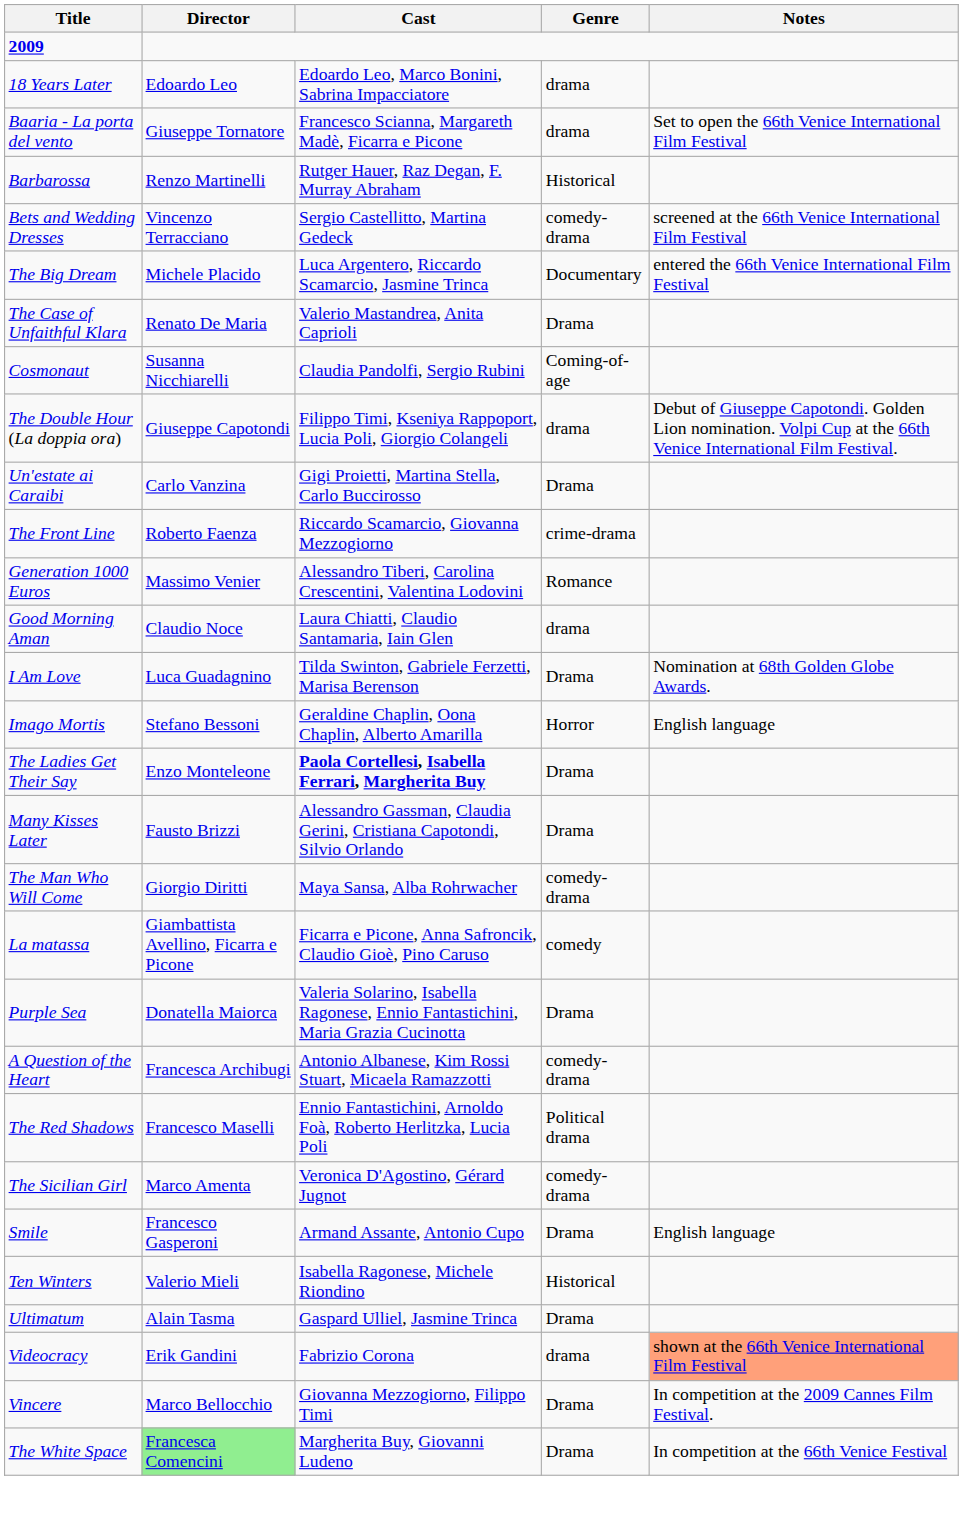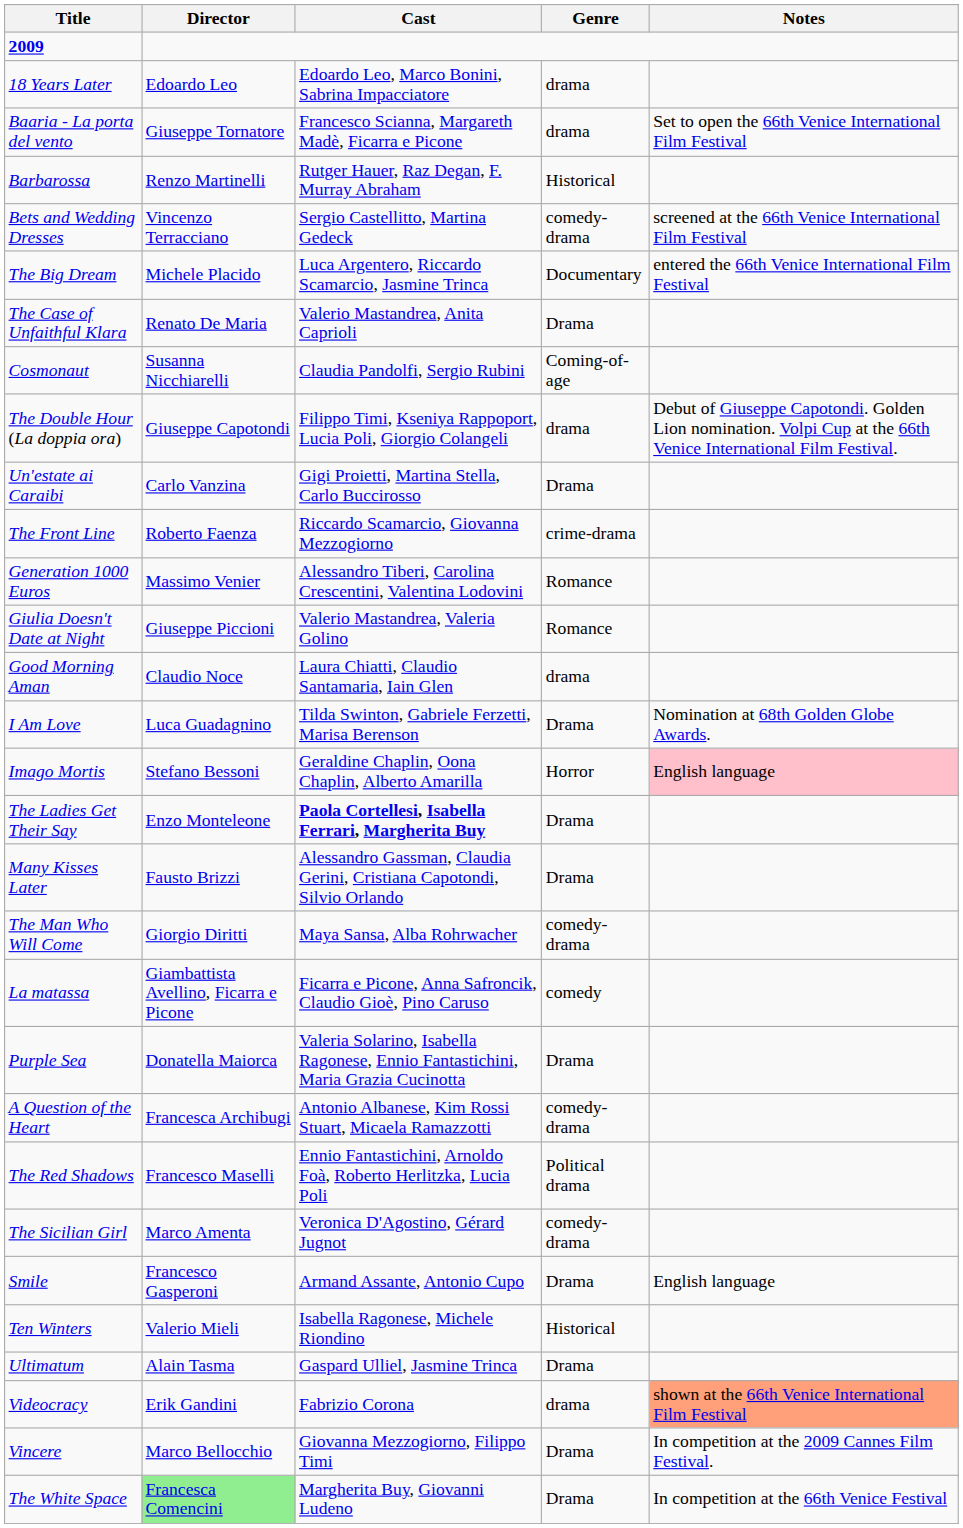+ row: (60, 628)
(714, 724) no background -> (714, 771) pink background
